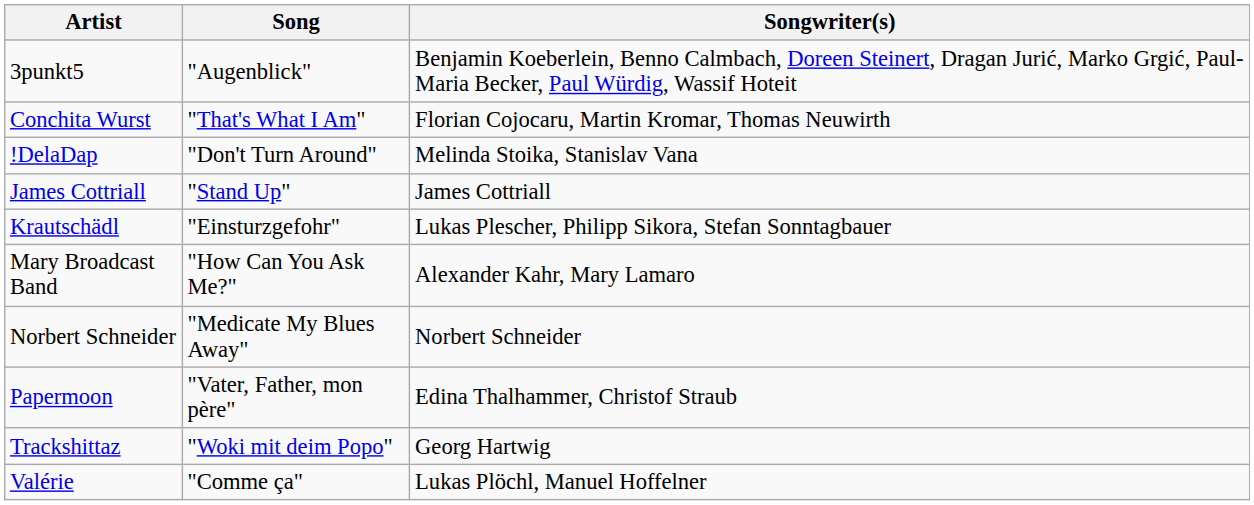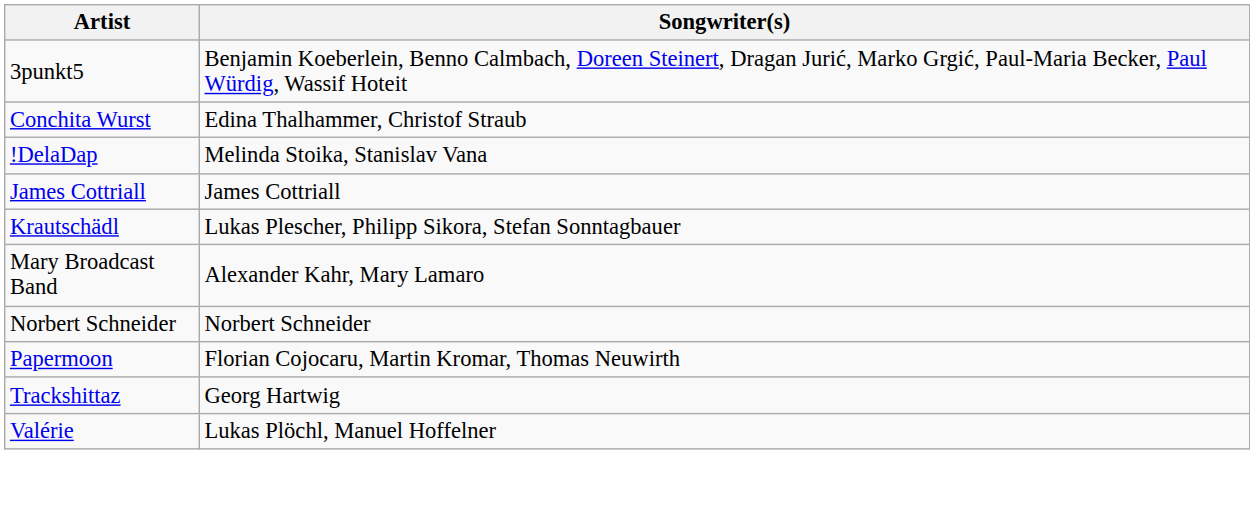- column: (296, 22)
(653, 119) Florian Cojocaru, Martin Kromar, Thomas Neuwirth -> (365, 119) Edina Thalhammer, Christof Straub
(576, 397) Edina Thalhammer, Christof Straub -> (442, 359) Florian Cojocaru, Martin Kromar, Thomas Neuwirth
